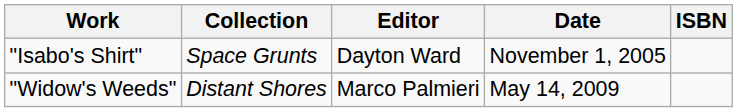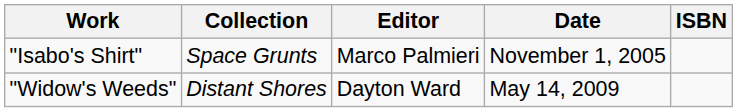(399, 55) Dayton Ward -> (408, 55) Marco Palmieri
(408, 89) Marco Palmieri -> (399, 89) Dayton Ward
